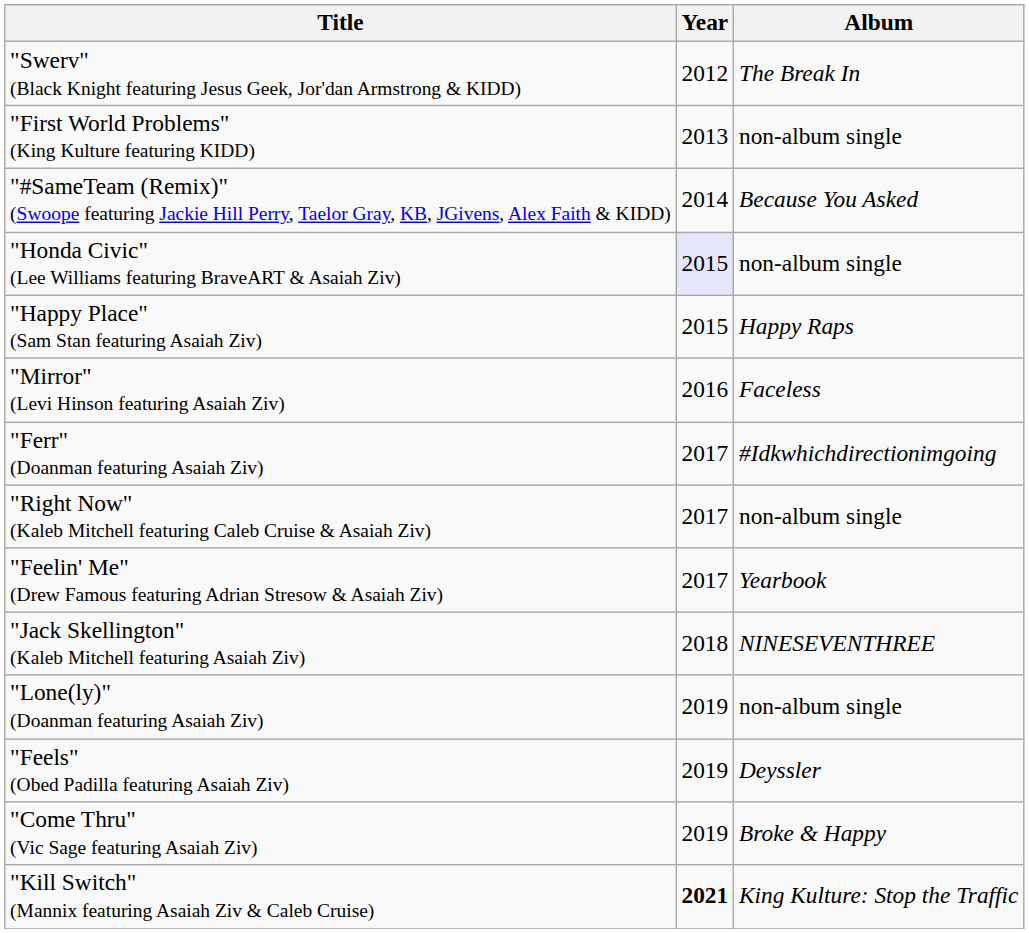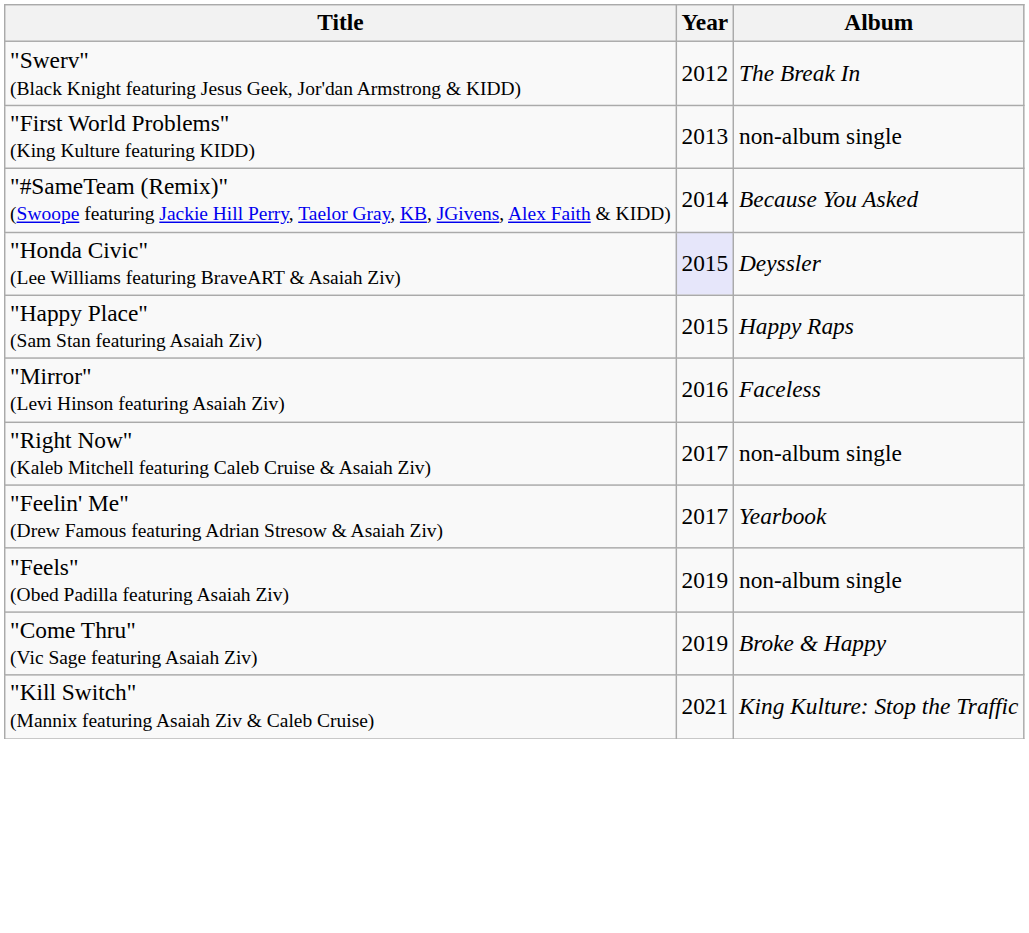(820, 263) non-album single -> (780, 263) Deyssler
- row: (137, 453)
- row: (158, 643)
- row: (137, 706)
(780, 769) Deyssler -> (820, 579) non-album single
(705, 896) bold -> (705, 706) normal
